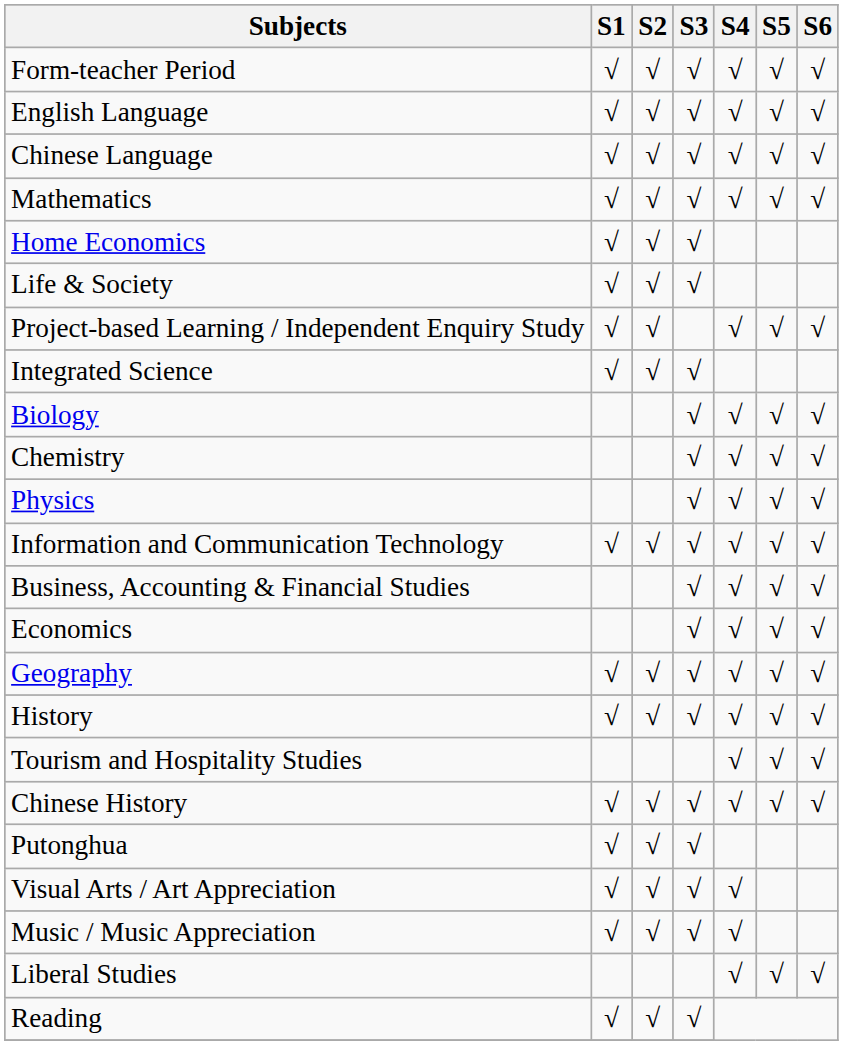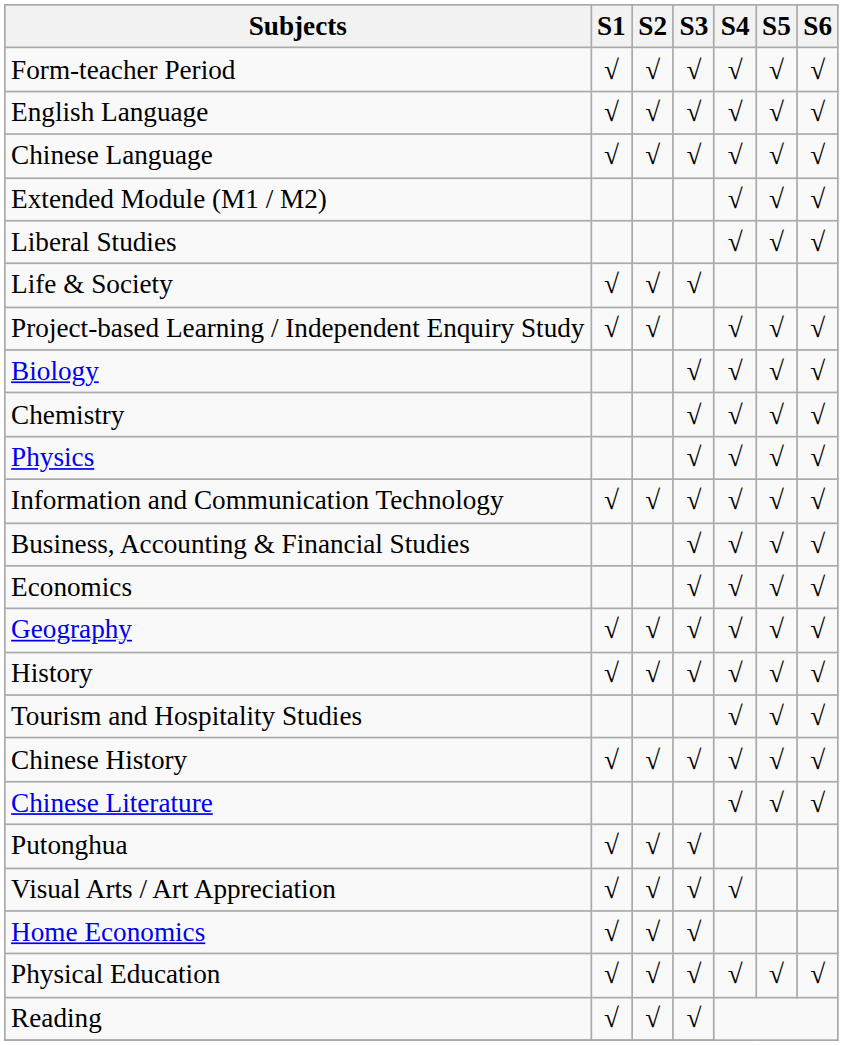- row: (81, 198)
+ row: (169, 198)
rows swapped: (94, 975) <-> (108, 241)
- row: (112, 371)
+ row: (112, 802)
- row: (163, 931)
+ row: (116, 975)
